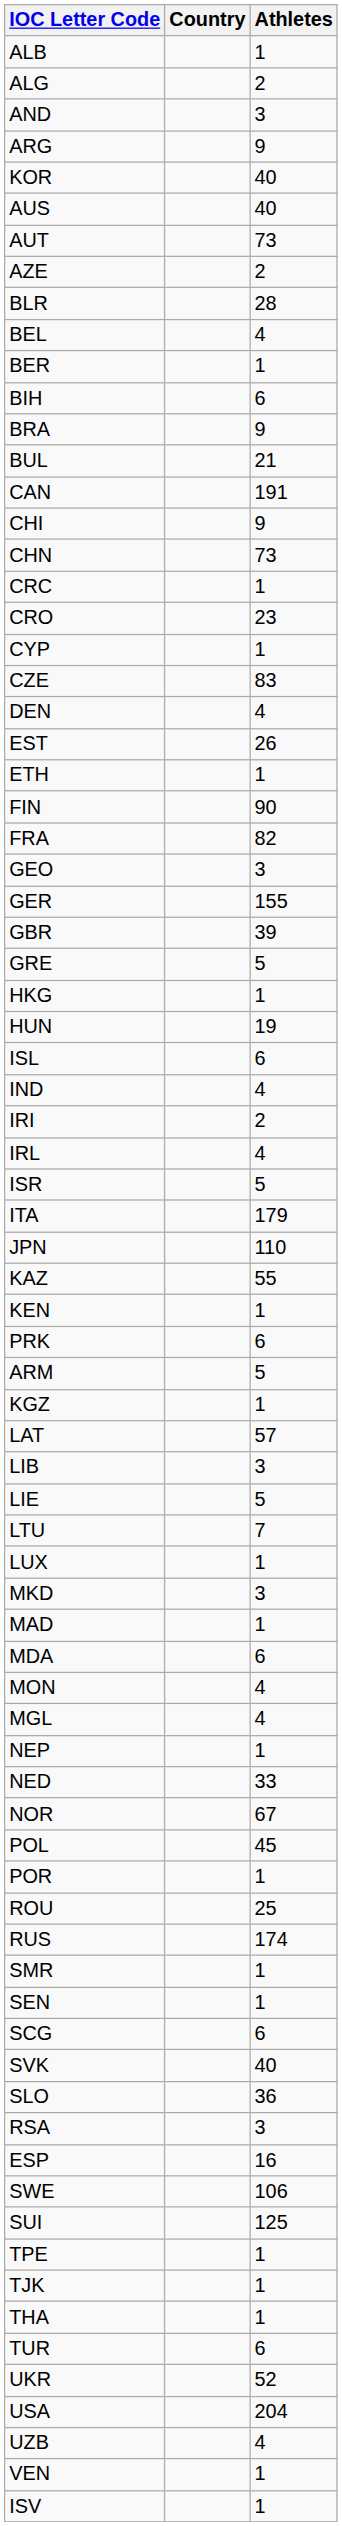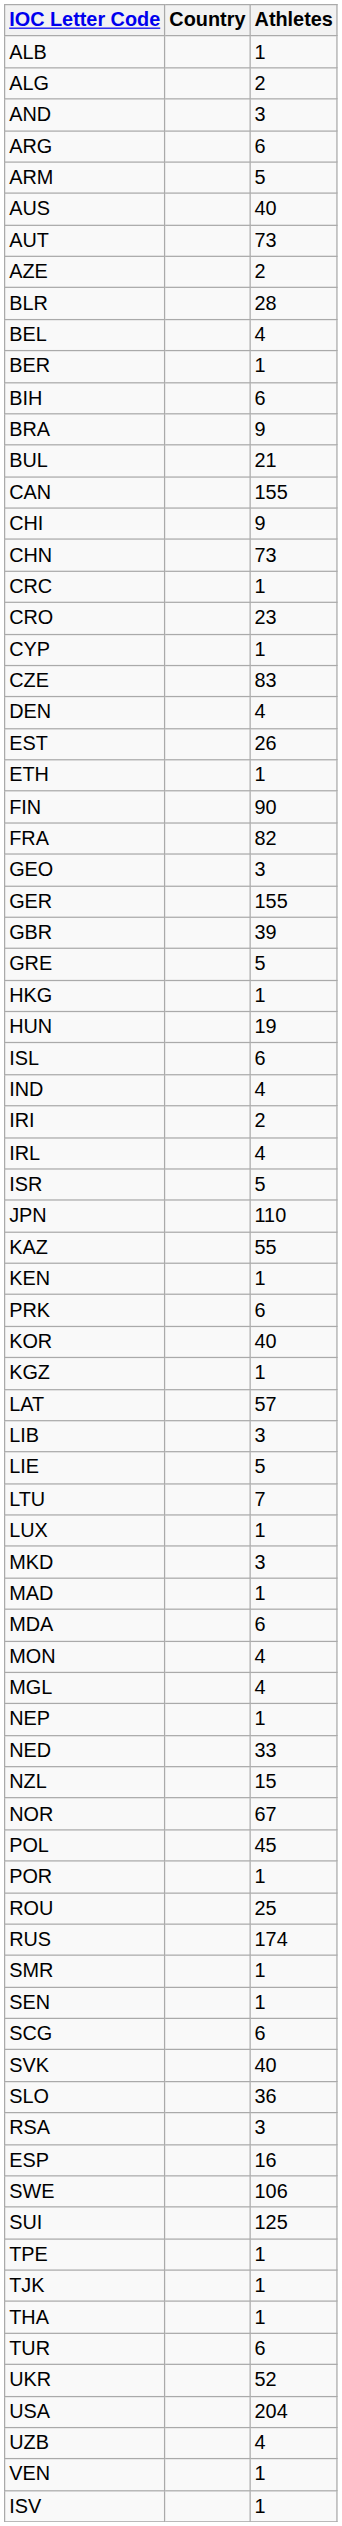(260, 146) 9 -> (260, 146) 6
rows swapped: (31, 1373) <-> (31, 177)
(271, 492) 191 -> (271, 492) 155
- row: (24, 1215)
+ row: (28, 1782)
